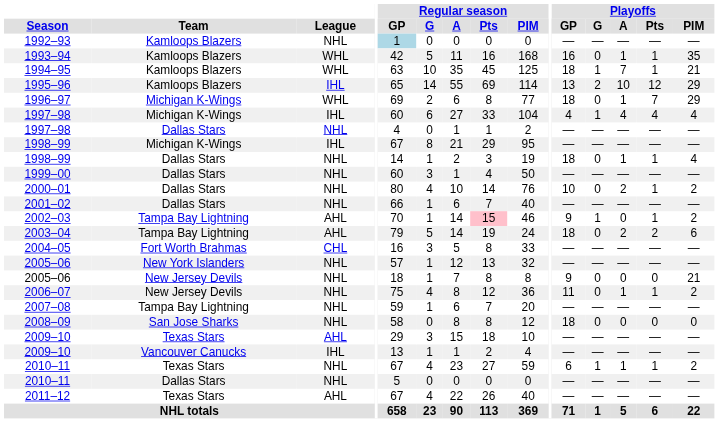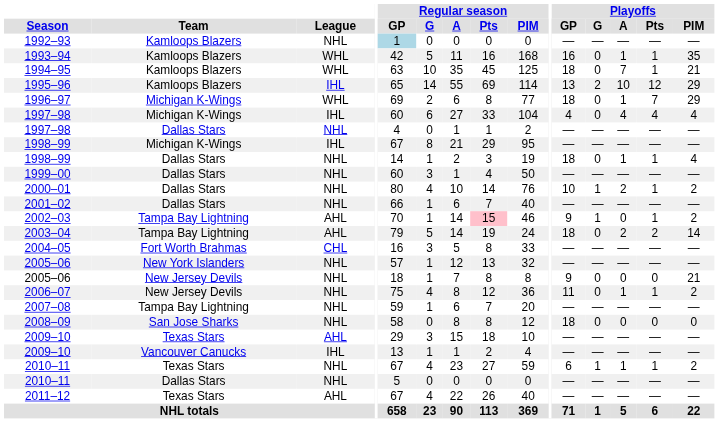(598, 70) 1 -> (598, 70) 0
(598, 115) 1 -> (598, 115) 0
(598, 189) 0 -> (598, 189) 1
(694, 233) 6 -> (694, 233) 14
